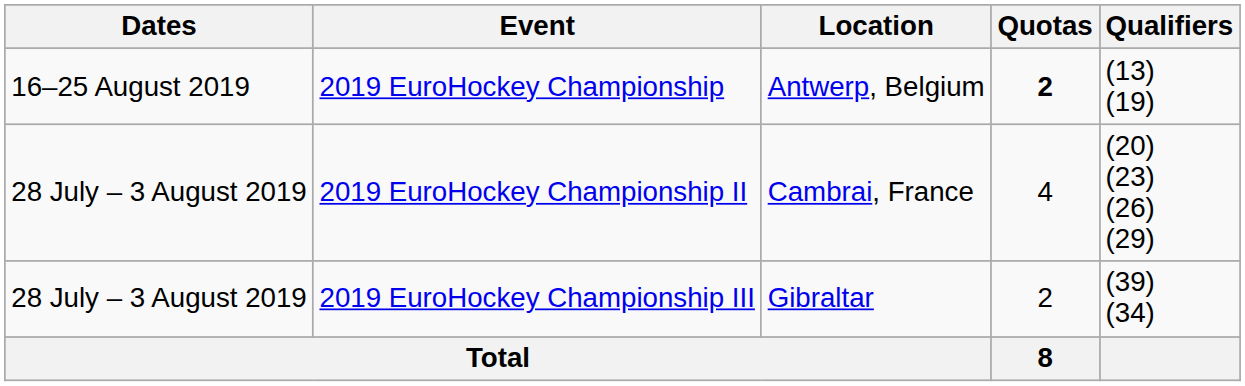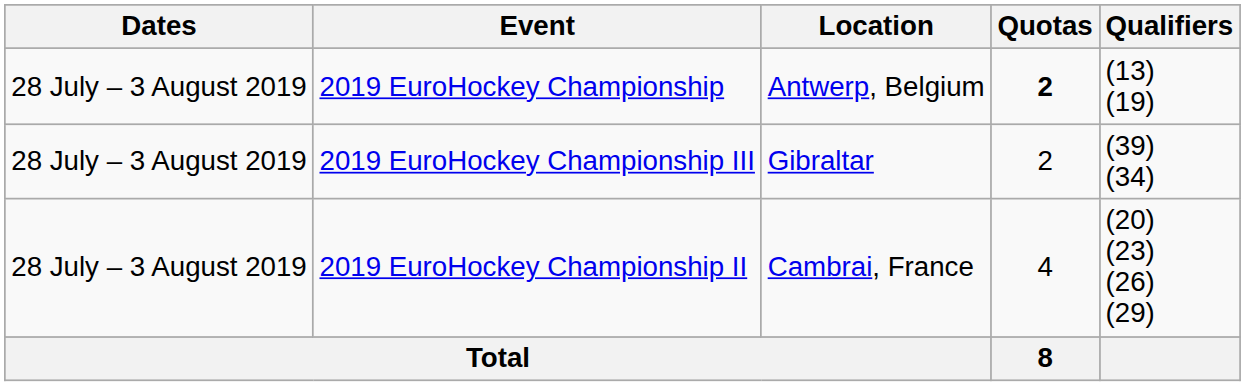(131, 85) 16–25 August 2019 -> (159, 85) 28 July – 3 August 2019
rows swapped: (533, 192) <-> (537, 298)
